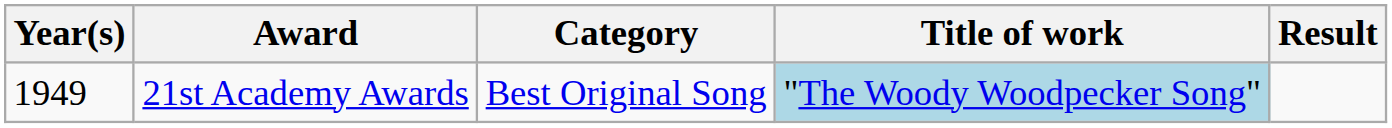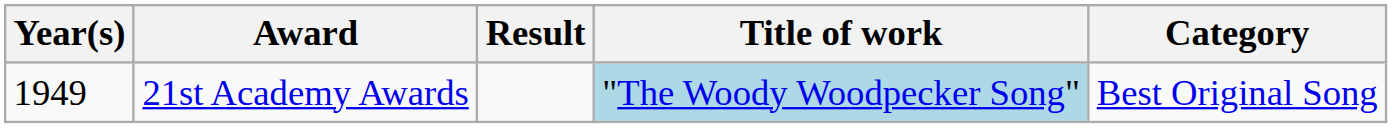columns swapped: (626, 33) <-> (1328, 33)
